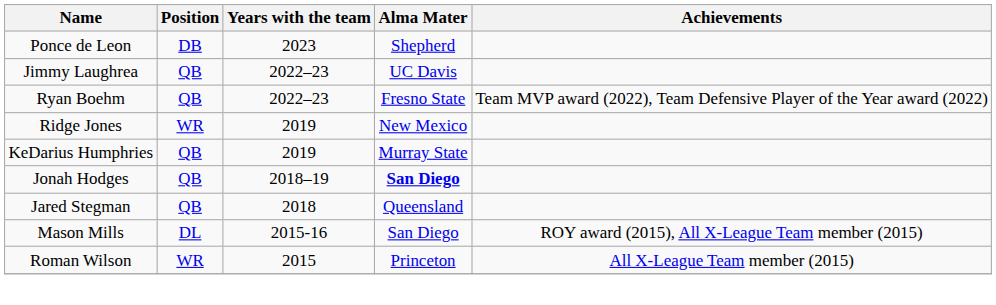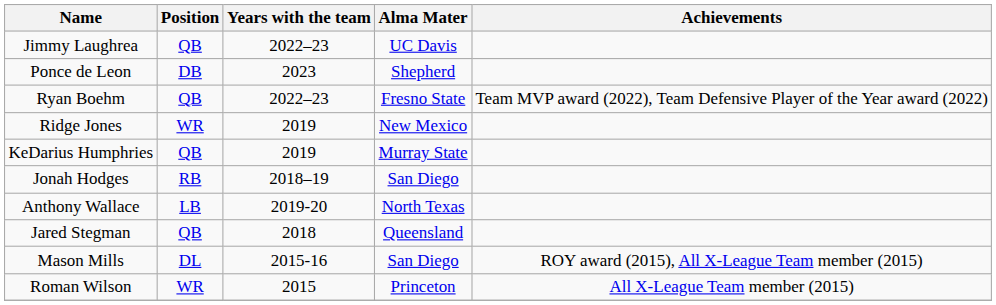rows swapped: (81, 71) <-> (81, 44)
(190, 179) QB -> (190, 179) RB
(423, 179) bold -> (423, 179) normal
+ row: (81, 206)
